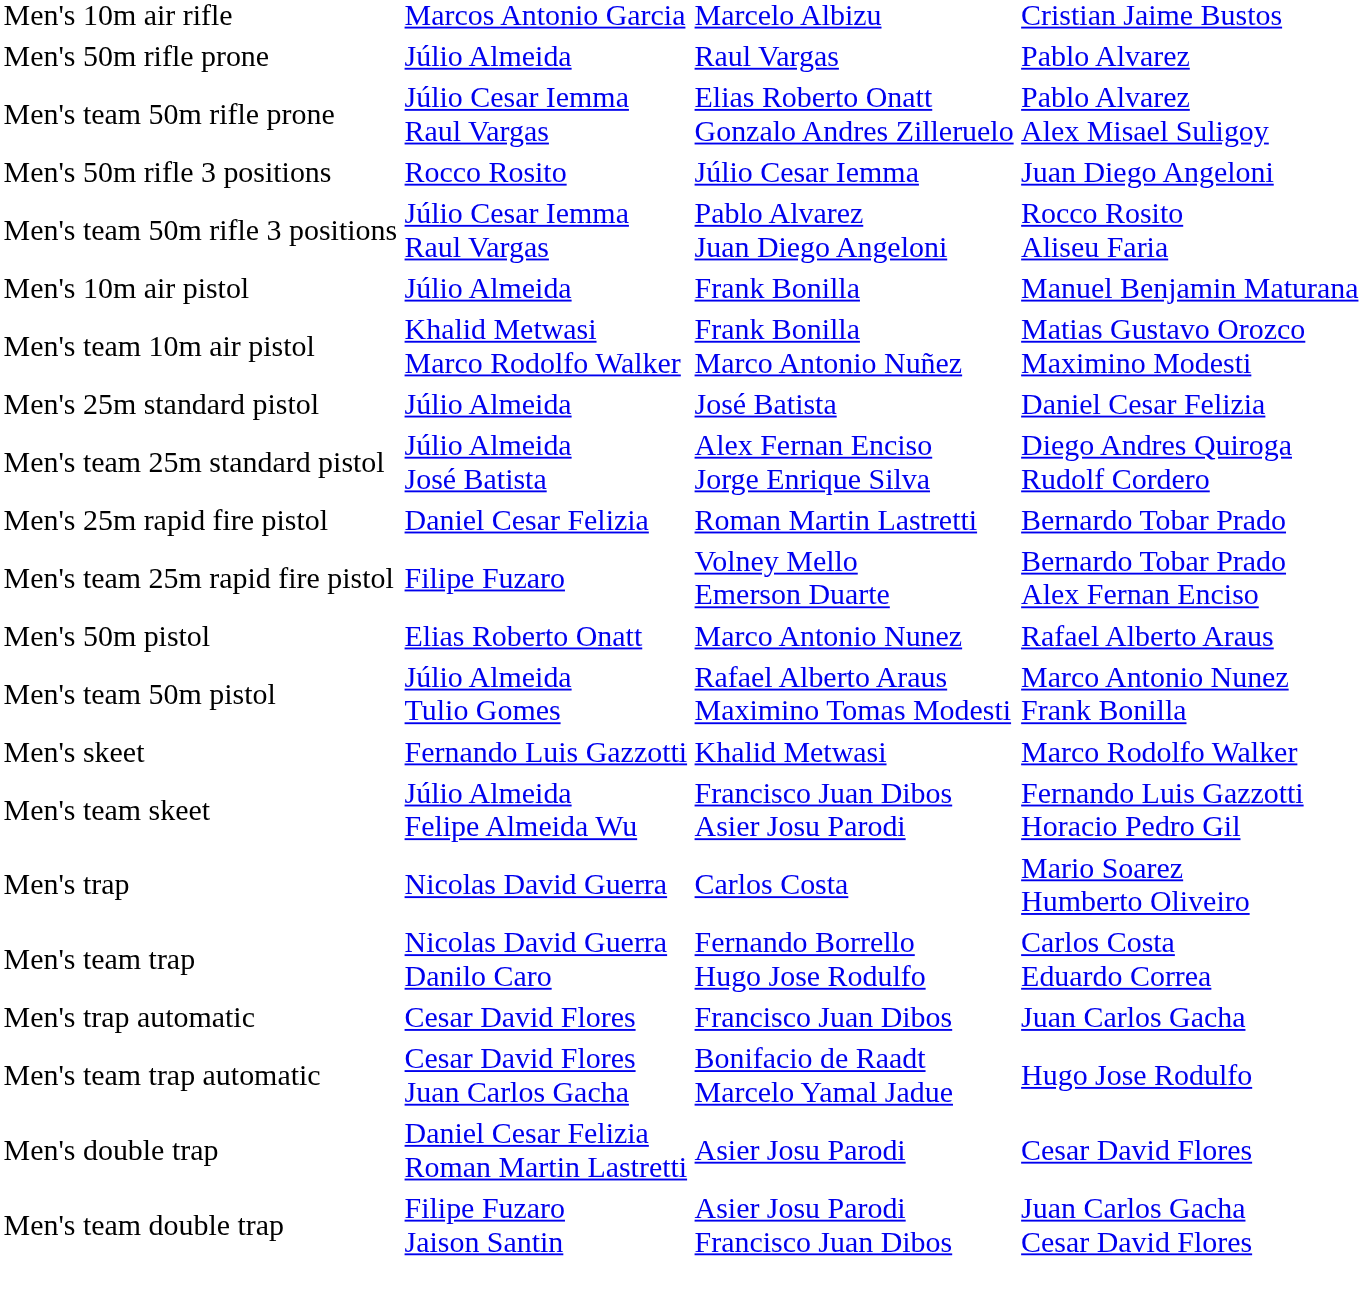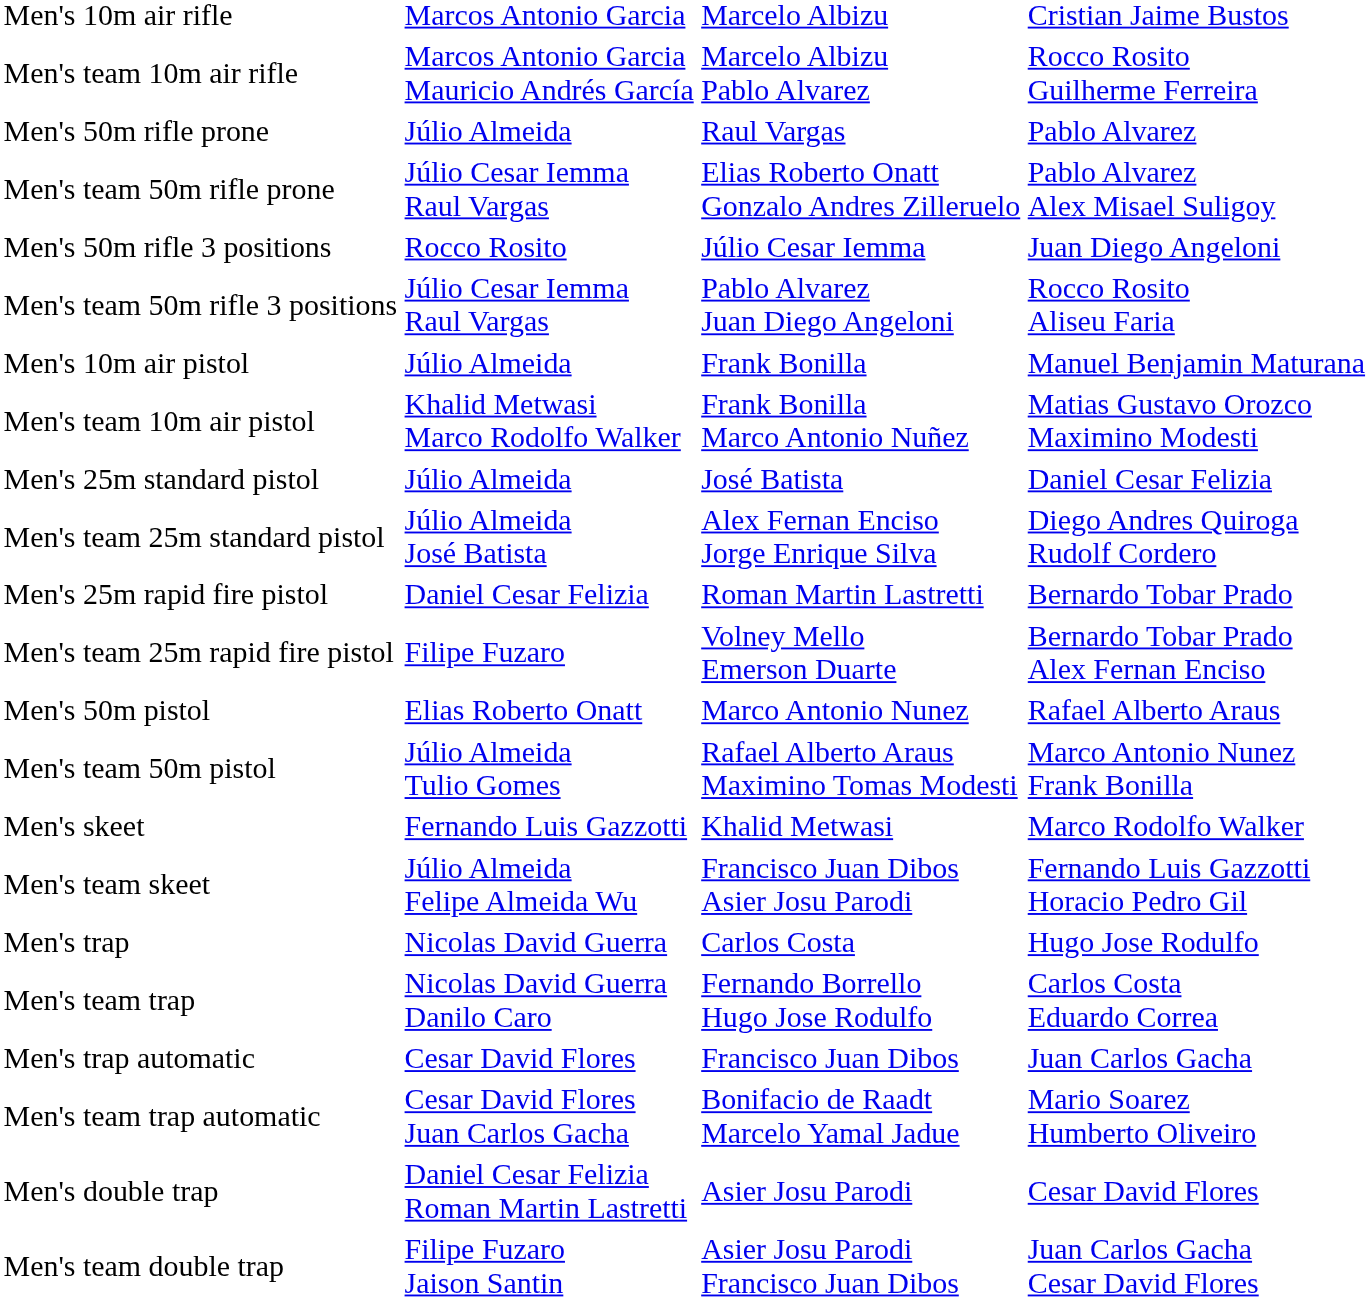+ row: (151, 72)
(1135, 884) Mario Soarez Humberto Oliveiro -> (1143, 942) Hugo Jose Rodulfo
(1137, 1075) Hugo Jose Rodulfo -> (1142, 1116) Mario Soarez Humberto Oliveiro
